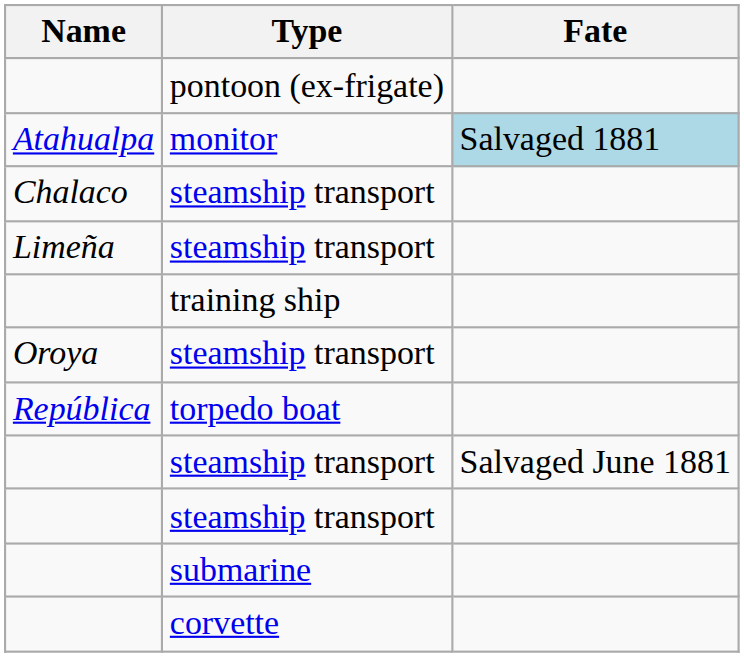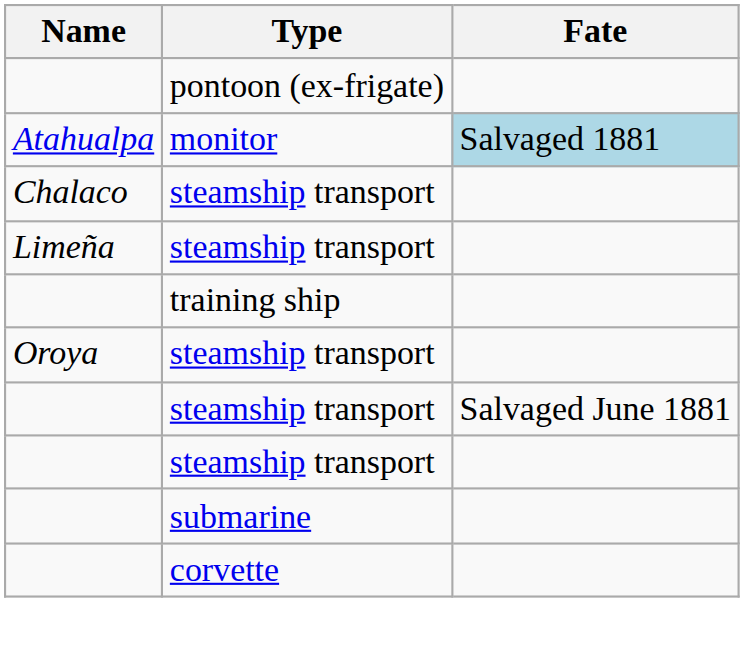- row: (82, 407)
